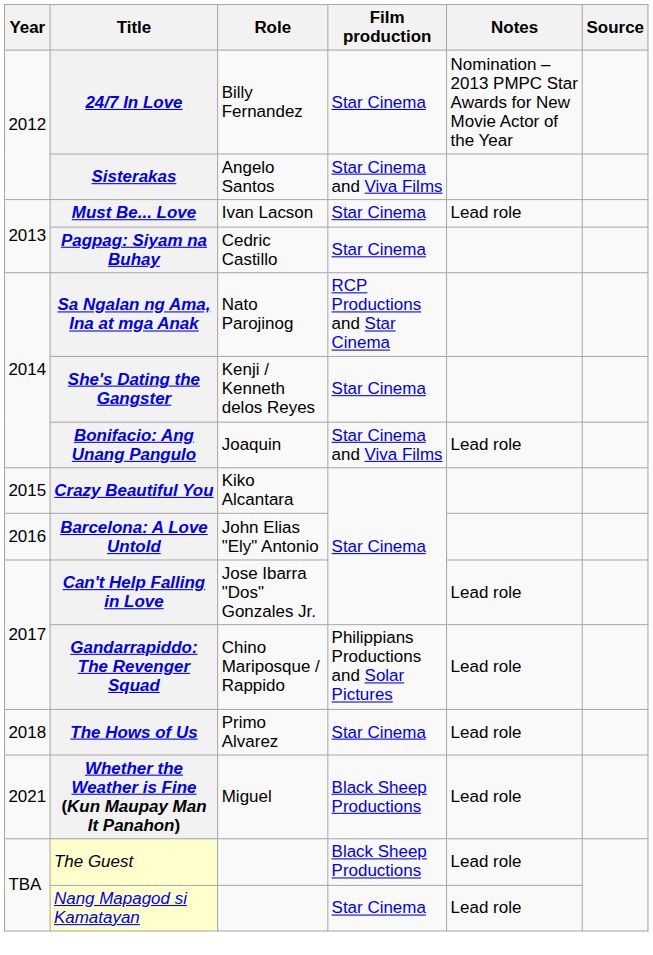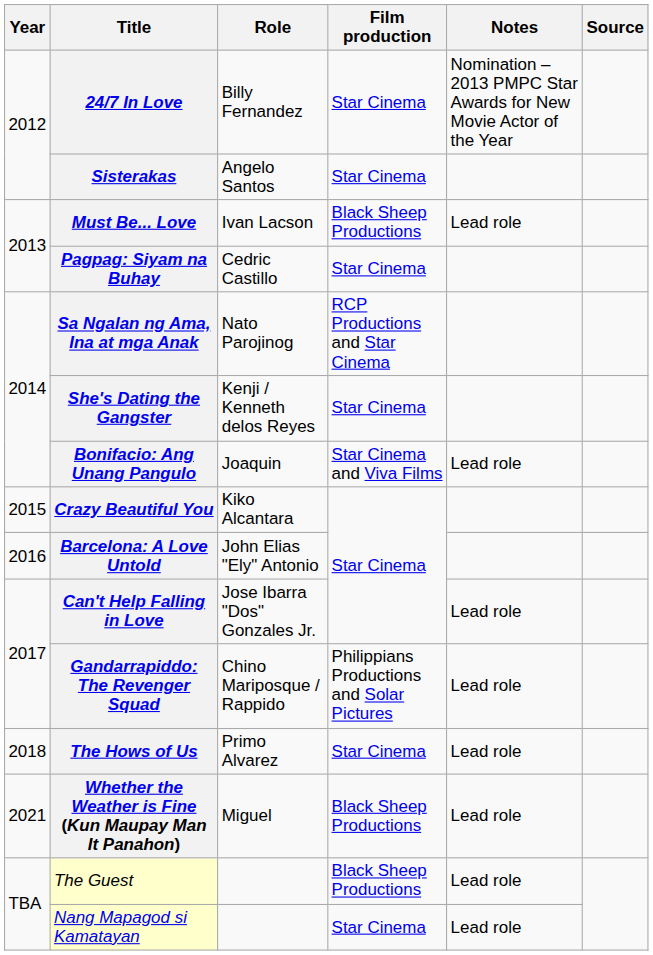(387, 176) Star Cinema and Viva Films -> (379, 176) Star Cinema
(379, 213) Star Cinema -> (379, 222) Black Sheep Productions
